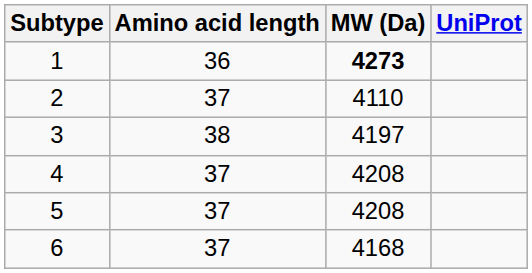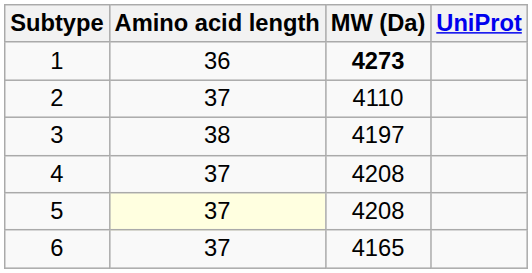(217, 211) no background -> (217, 211) lightyellow background
(378, 248) 4168 -> (378, 248) 4165
